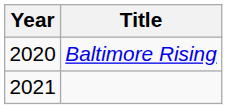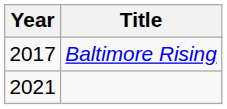(33, 53) 2020 -> (33, 53) 2017
